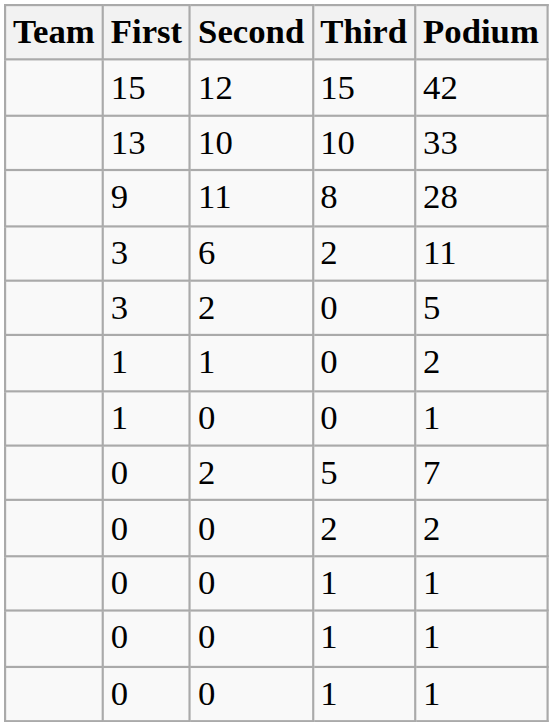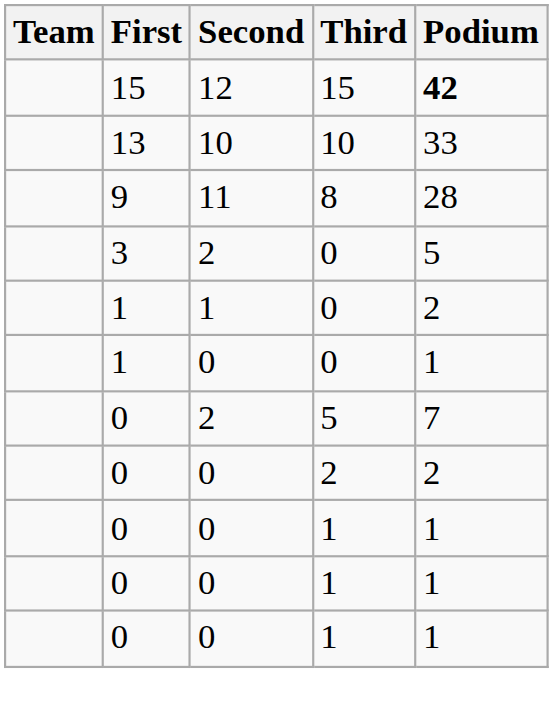(440, 87) normal -> (440, 87) bold
- row: (207, 252)
